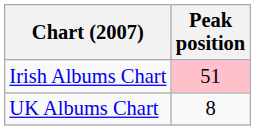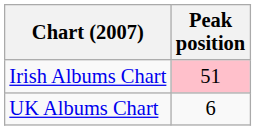(211, 108) 8 -> (211, 108) 6
